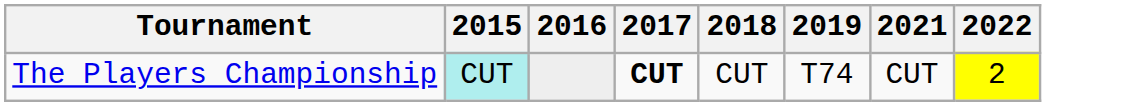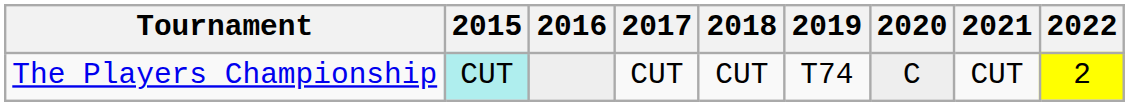+ column: (912, 29)
(657, 77) bold -> (657, 77) normal
